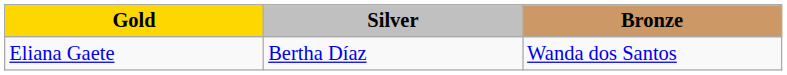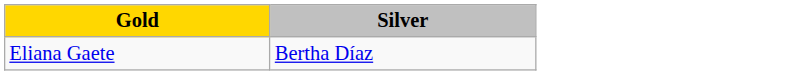- column: (652, 20)
